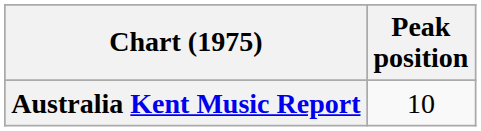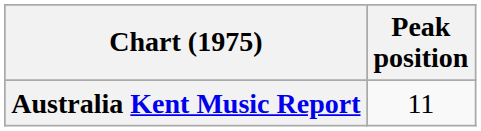(421, 102) 10 -> (421, 102) 11
